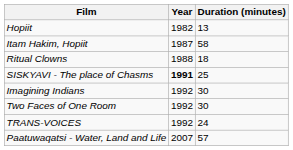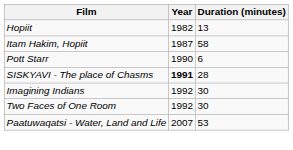- row: (37, 59)
+ row: (28, 59)
(203, 75) 25 -> (203, 75) 28
- row: (44, 122)
(203, 138) 57 -> (203, 122) 53
